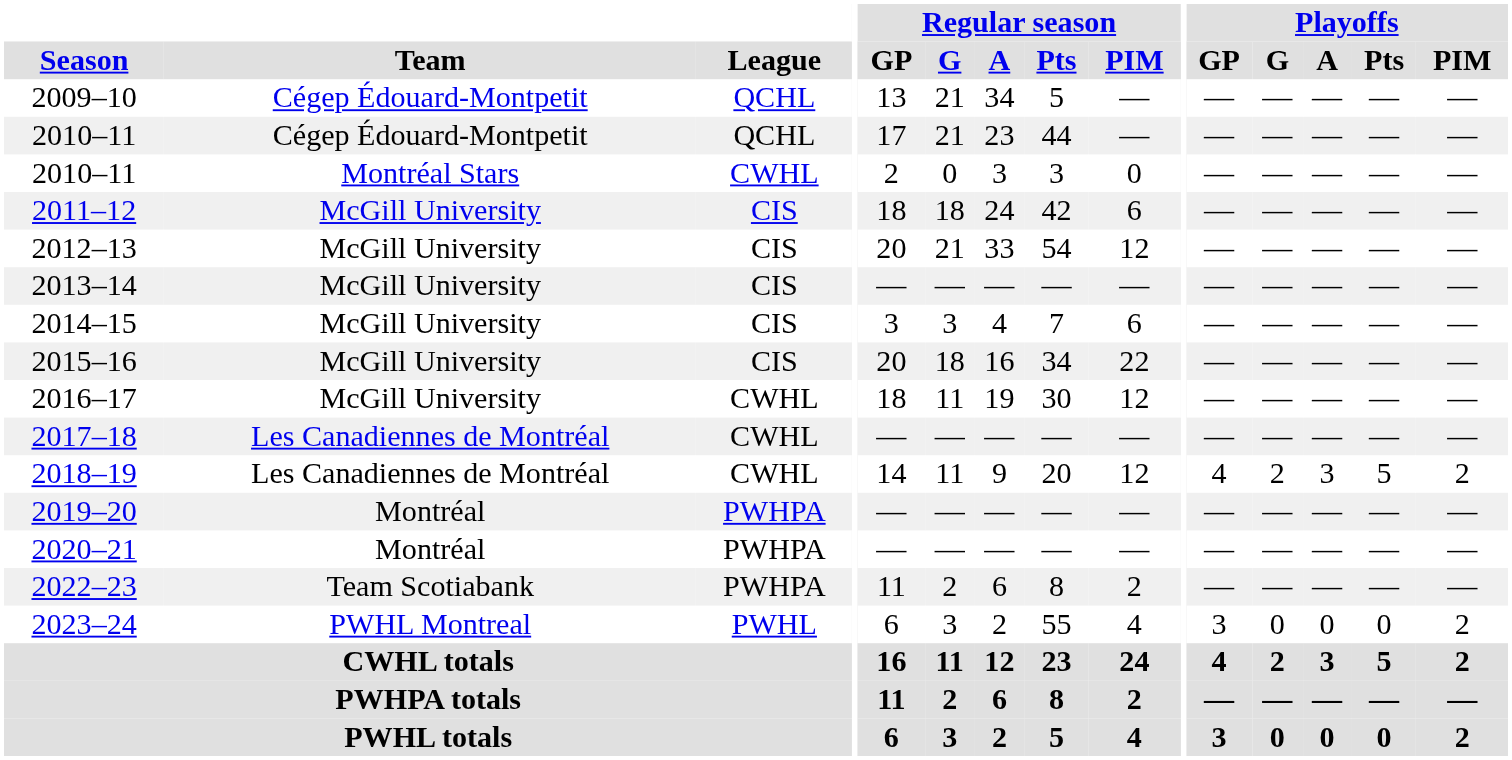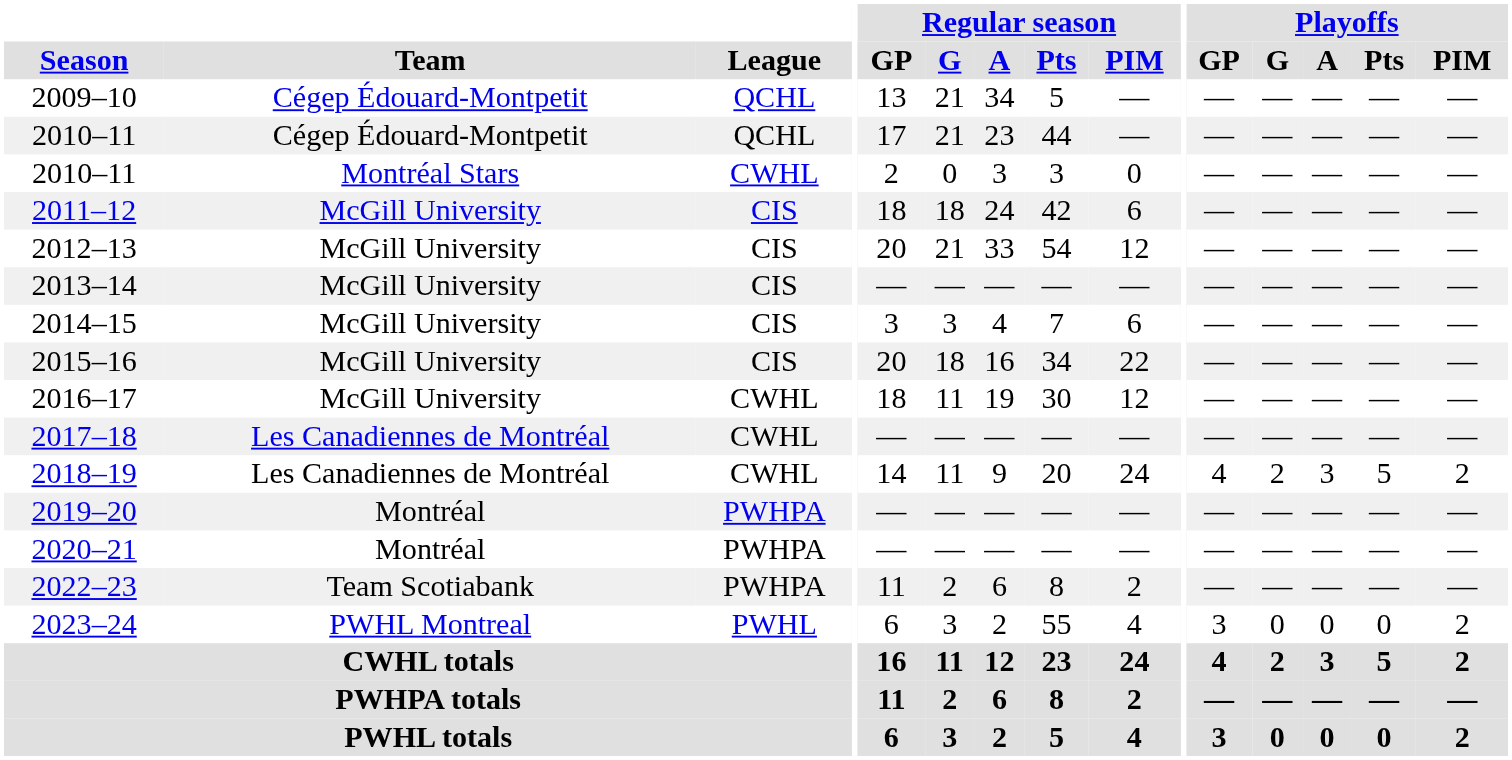(1134, 473) 12 -> (1134, 473) 24
